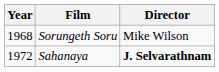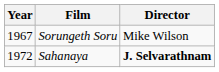(20, 35) 1968 -> (20, 35) 1967
